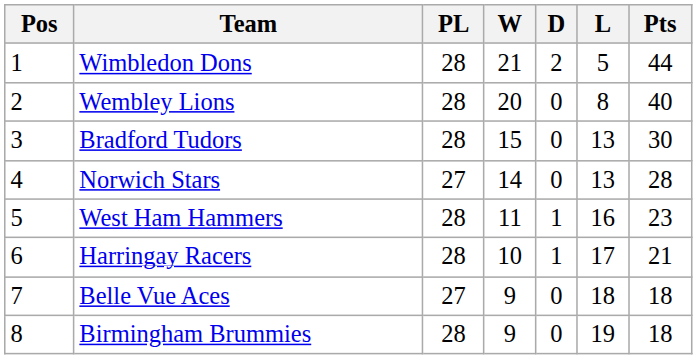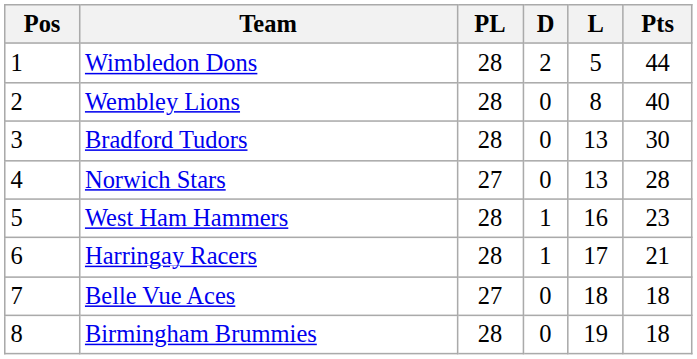- column: (510, 23)
